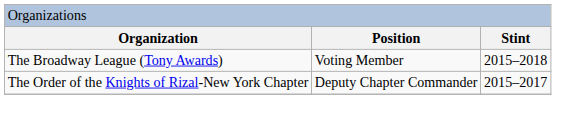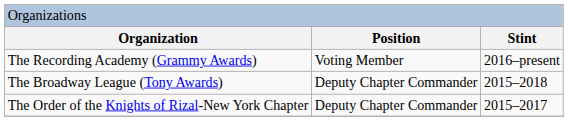+ row: (132, 60)
(359, 60) Voting Member -> (396, 82) Deputy Chapter Commander
